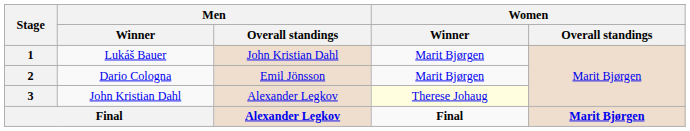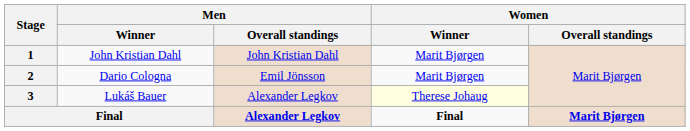(135, 55) Lukáš Bauer -> (135, 55) John Kristian Dahl
(135, 96) John Kristian Dahl -> (135, 96) Lukáš Bauer
